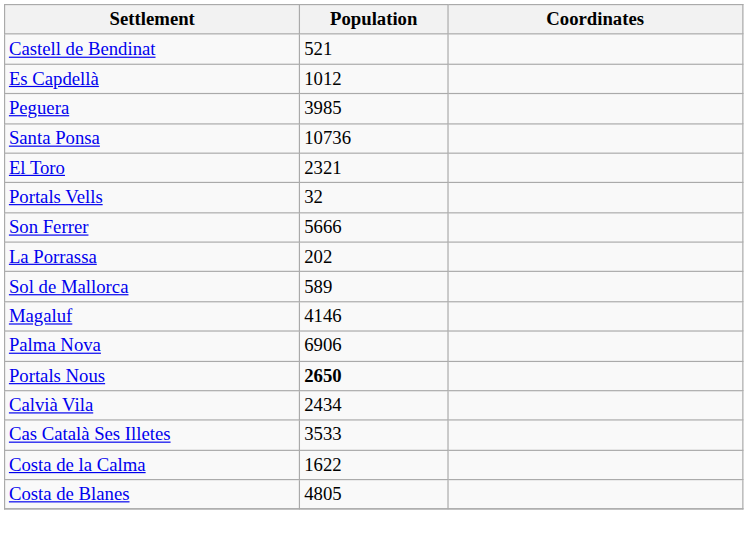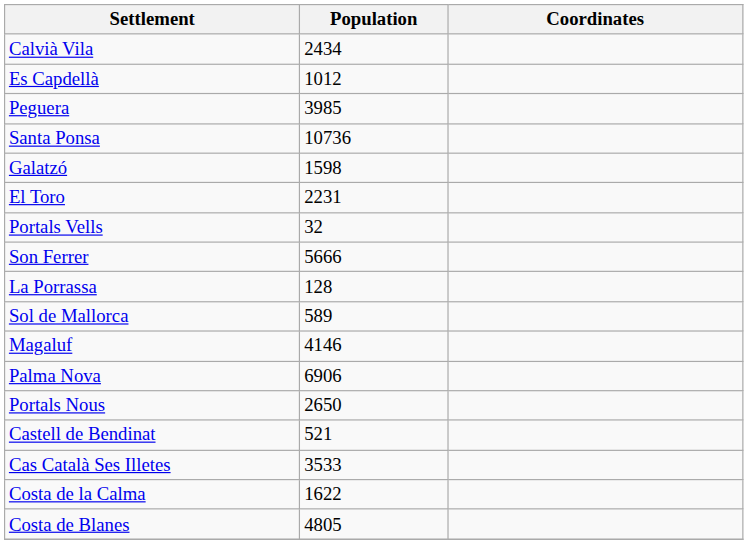rows swapped: (51, 405) <-> (82, 49)
+ row: (38, 167)
(323, 167) 2321 -> (323, 197) 2231
(318, 256) 202 -> (318, 286) 128
(323, 375) bold -> (323, 405) normal
